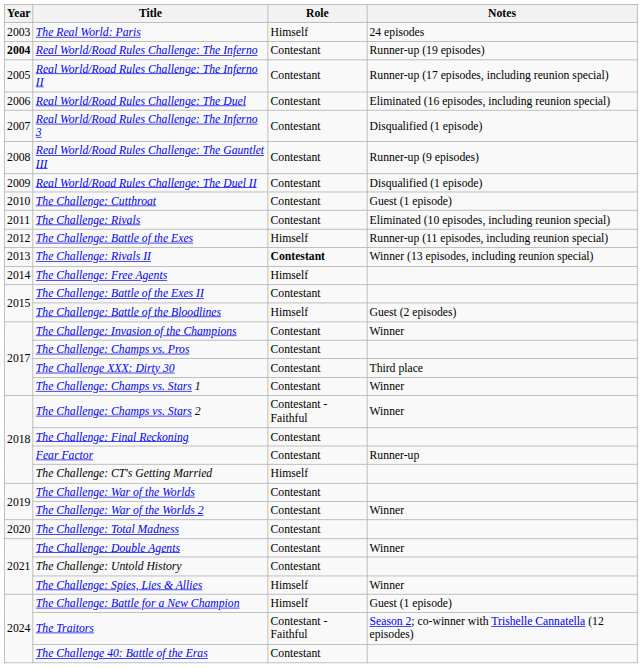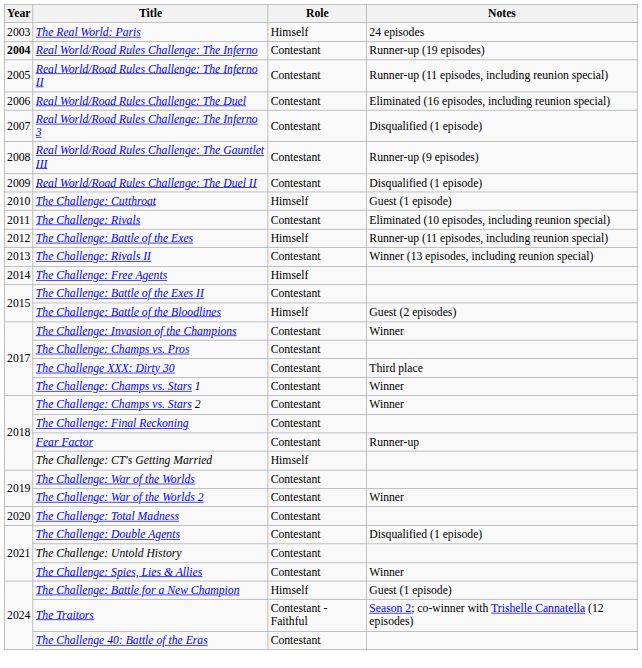(489, 75) Runner-up (17 episodes, including reunion special) -> (489, 75) Runner-up (11 episodes, including reunion special)
(295, 201) Contestant -> (289, 201) Himself
(298, 256) bold -> (296, 256) normal
(299, 411) Contestant - Faithful -> (296, 405) Contestant
(387, 547) Winner -> (426, 534) Disqualified (1 episode)
(289, 584) Himself -> (296, 571) Contestant
